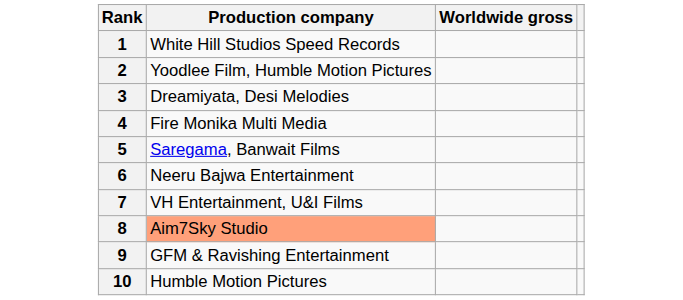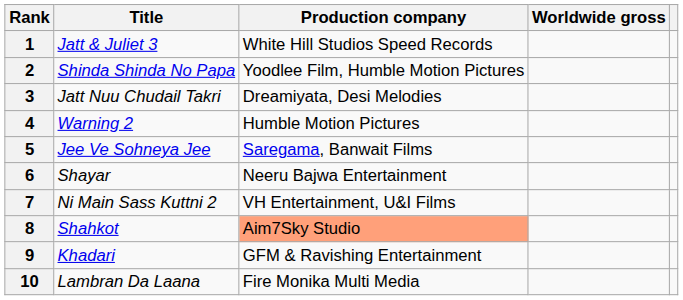+ column: (146, 17)
(238, 123) Fire Monika Multi Media -> (331, 123) Humble Motion Pictures
(238, 281) Humble Motion Pictures -> (331, 281) Fire Monika Multi Media
